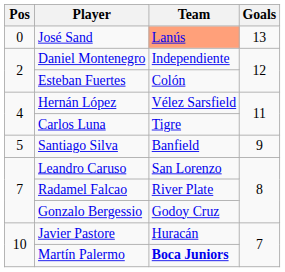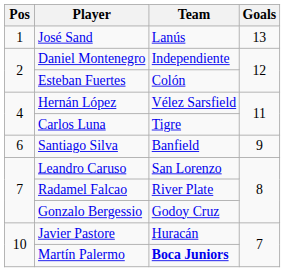(20, 37) 0 -> (20, 37) 1
(169, 37) lightsalmon background -> (169, 37) no background
(20, 146) 5 -> (20, 146) 6
